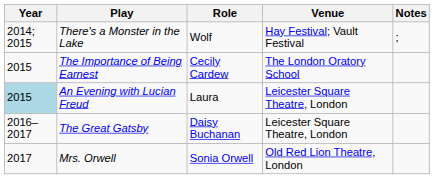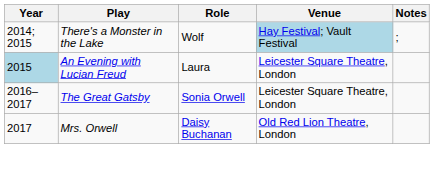(312, 37) no background -> (305, 37) lightblue background
- row: (121, 67)
(215, 128) Daisy Buchanan -> (213, 98) Sonia Orwell
(222, 158) Sonia Orwell -> (207, 128) Daisy Buchanan
